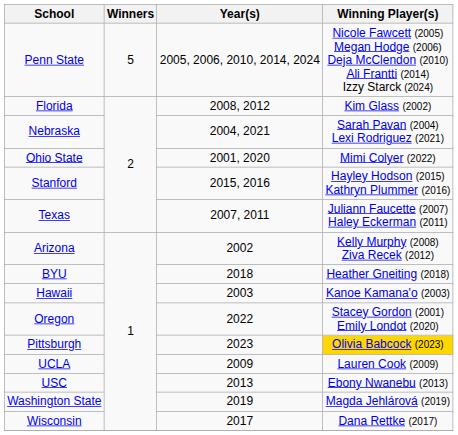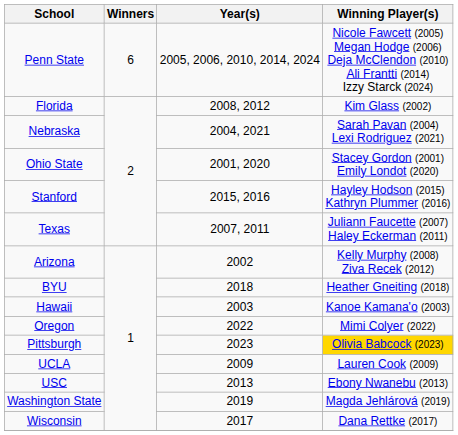(131, 60) 5 -> (131, 60) 6
(388, 157) Mimi Colyer (2022) -> (388, 164) Stacey Gordon (2001) Emily Londot (2020)
(388, 319) Stacey Gordon (2001) Emily Londot (2020) -> (388, 325) Mimi Colyer (2022)
